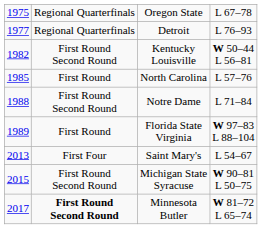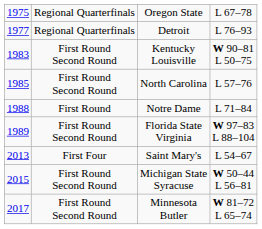(18, 54) 1982 -> (18, 54) 1983
(233, 54) W 50–44 L 56–81 -> (233, 54) W 90–81 L 50–75
(84, 78) First Round -> (84, 84) First Round Second Round
(84, 101) First Round Second Round -> (84, 108) First Round
(84, 131) First Round -> (84, 131) First Round Second Round
(233, 179) W 90–81 L 50–75 -> (233, 179) W 50–44 L 56–81
(84, 209) bold -> (84, 209) normal
